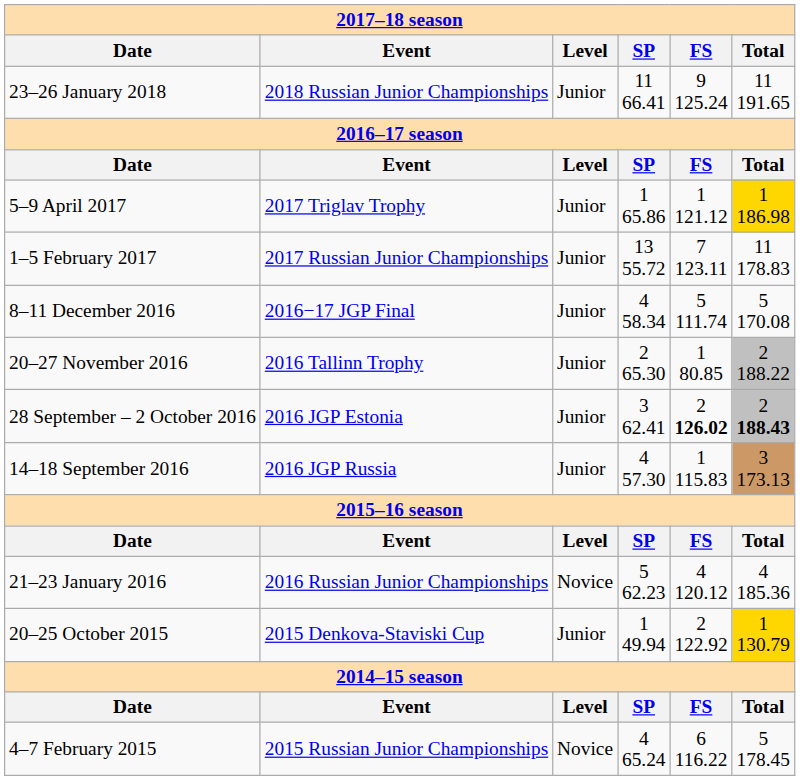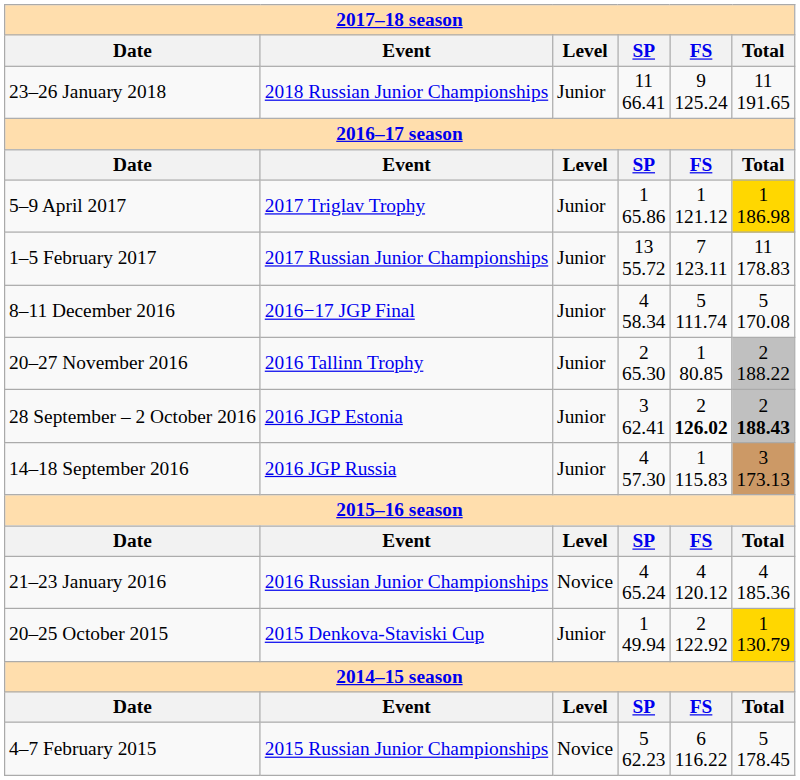(644, 582) 5 62.23 -> (644, 582) 4 65.24
(644, 748) 4 65.24 -> (644, 748) 5 62.23
